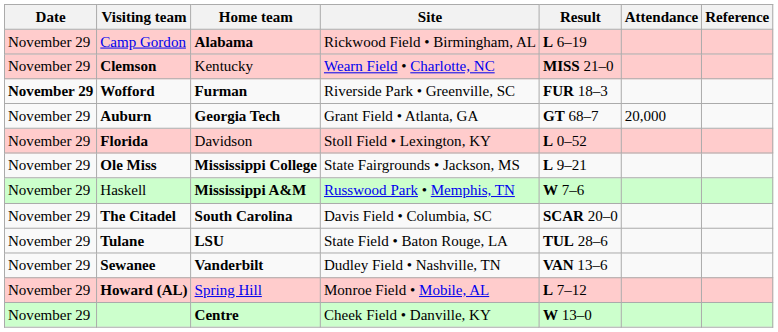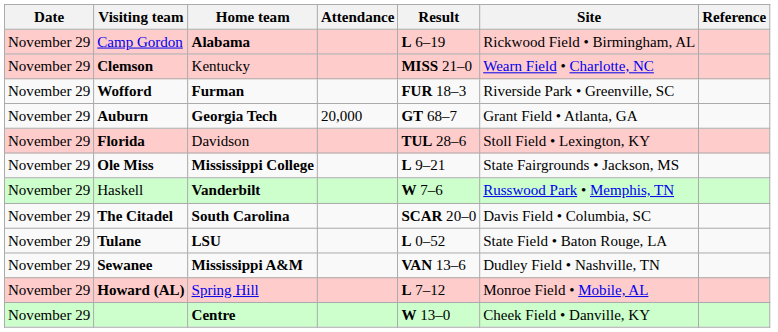columns swapped: (430, 17) <-> (661, 17)
(51, 91) bold -> (49, 91) normal
(565, 141) L 0–52 -> (434, 141) TUL 28–6
(250, 190) Mississippi A&M -> (226, 190) Vanderbilt
(575, 240) TUL 28–6 -> (423, 240) L 0–52
(229, 265) Vanderbilt -> (247, 265) Mississippi A&M
